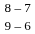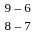rows swapped: (18, 26) <-> (18, 8)
